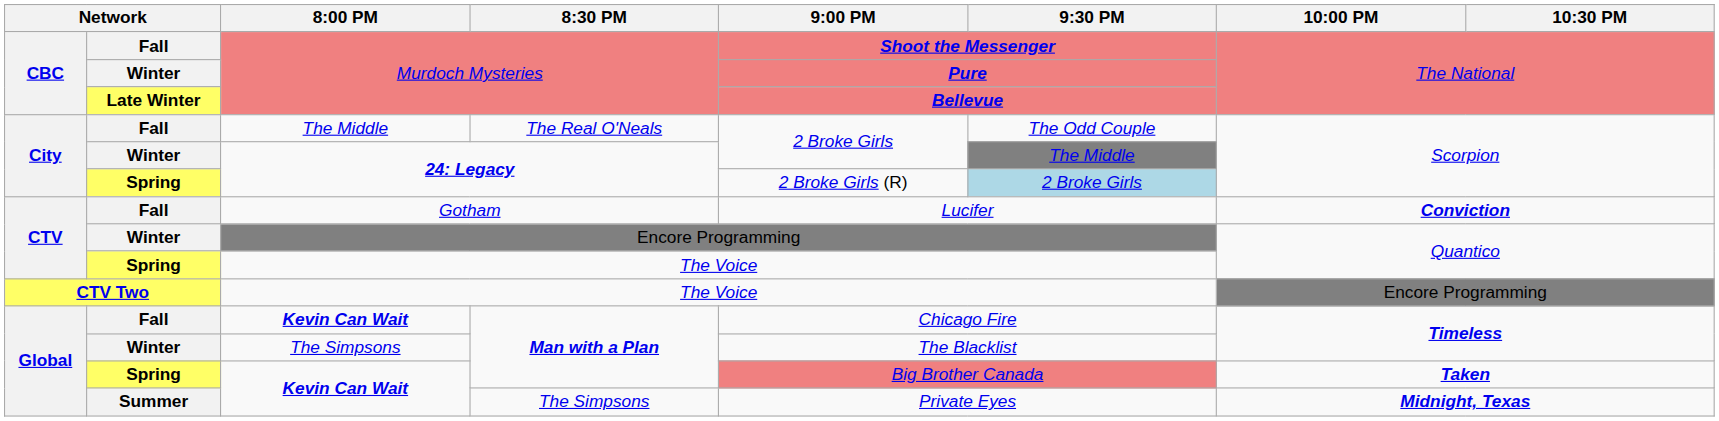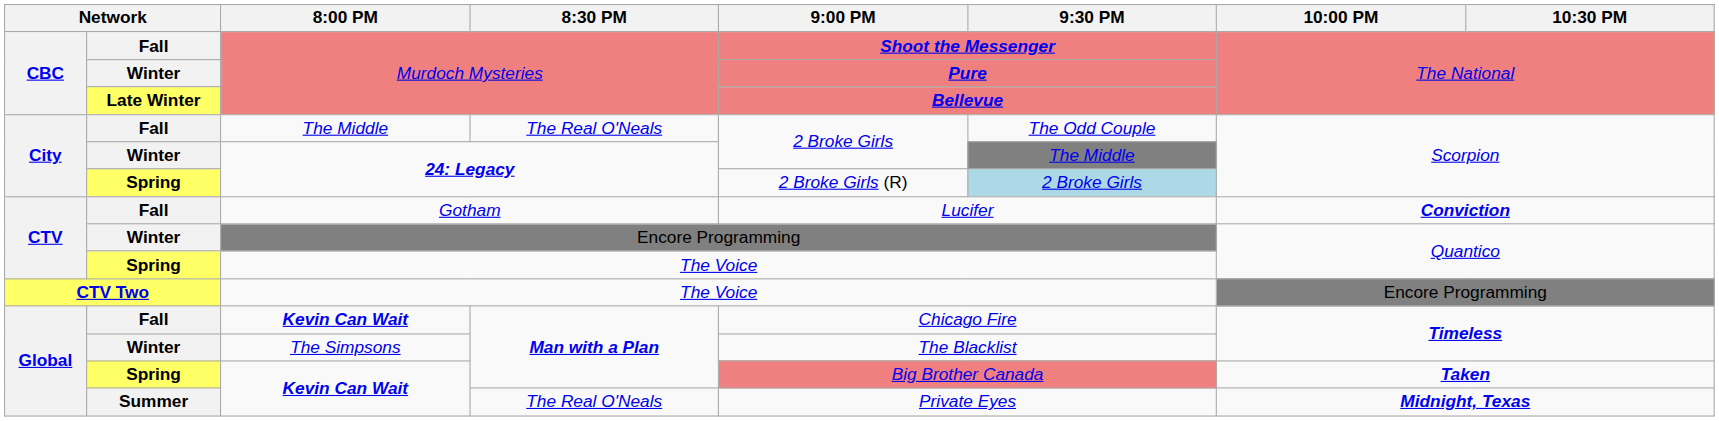(594, 401) The Simpsons -> (594, 401) The Real O'Neals
